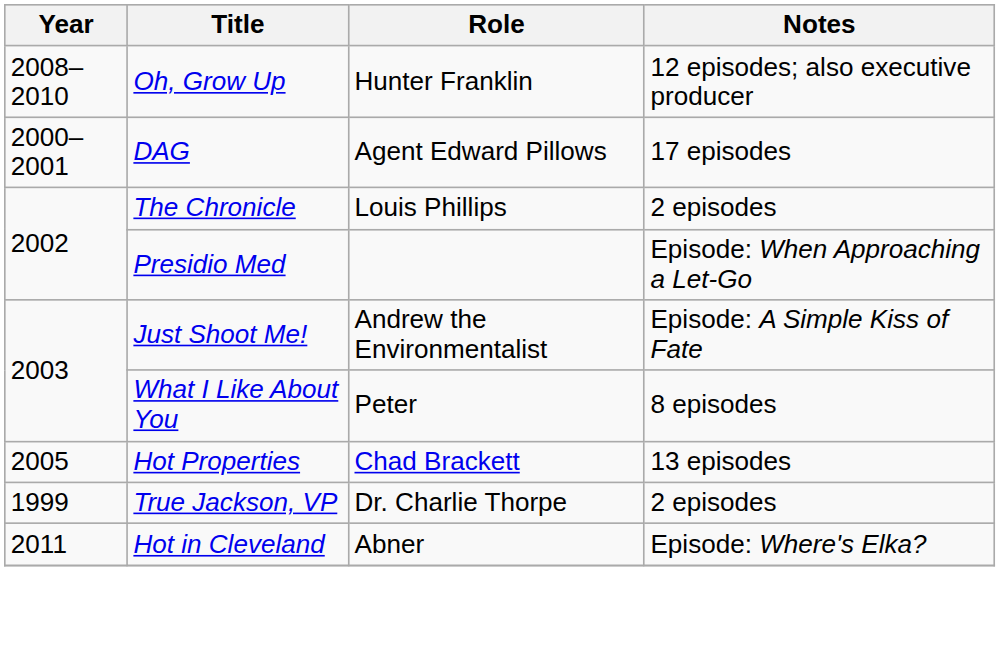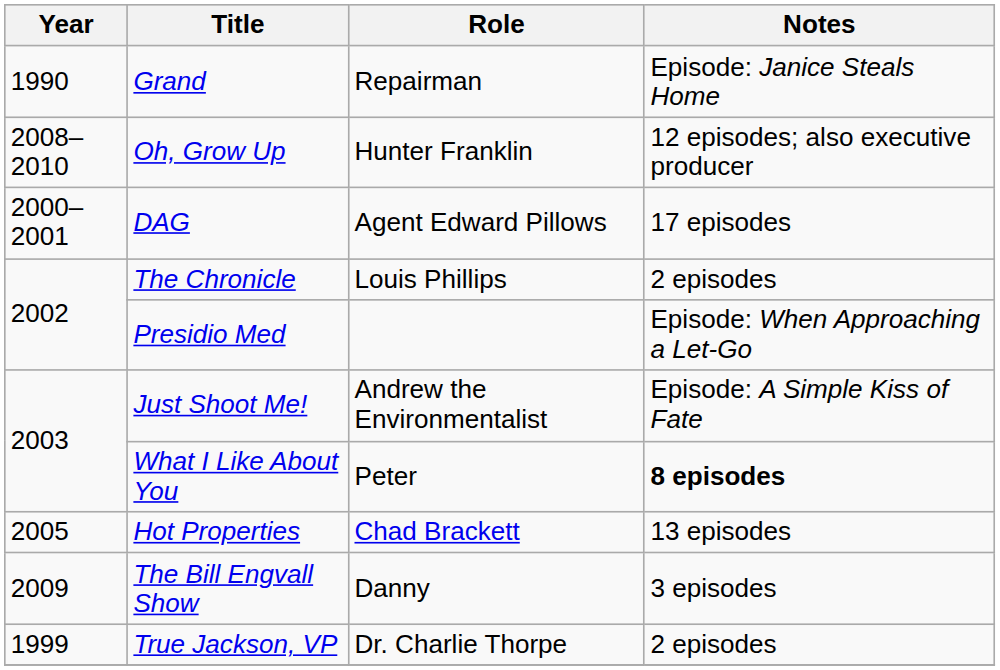+ row: (170, 81)
(714, 405) normal -> (718, 476) bold
+ row: (223, 588)
- row: (229, 544)
